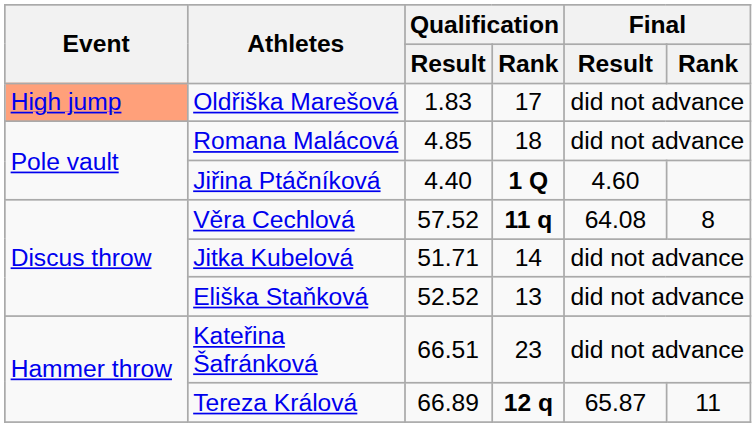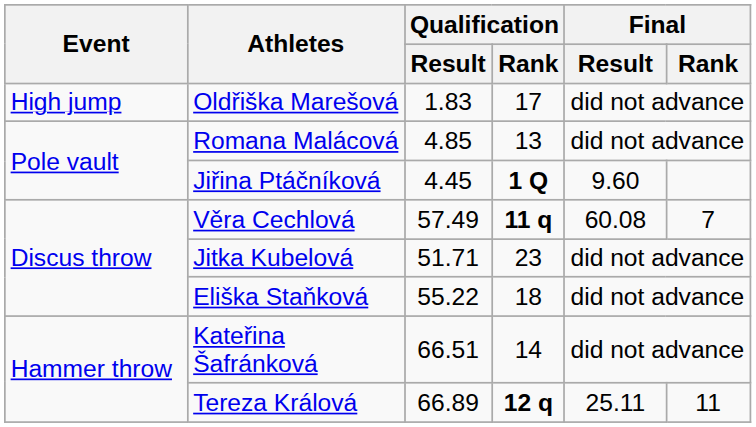(66, 103) lightsalmon background -> (66, 103) no background
(528, 141) 18 -> (528, 141) 13
(448, 180) 4.40 -> (448, 180) 4.45
(615, 180) 4.60 -> (615, 180) 9.60
(448, 219) 57.52 -> (448, 219) 57.49
(615, 219) 64.08 -> (615, 219) 60.08
(708, 219) 8 -> (708, 219) 7
(528, 258) 14 -> (528, 258) 23
(448, 297) 52.52 -> (448, 297) 55.22
(528, 297) 13 -> (528, 297) 18
(528, 350) 23 -> (528, 350) 14
(615, 402) 65.87 -> (615, 402) 25.11
